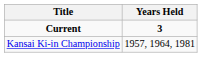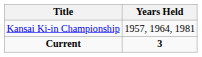rows swapped: (63, 28) <-> (63, 44)
